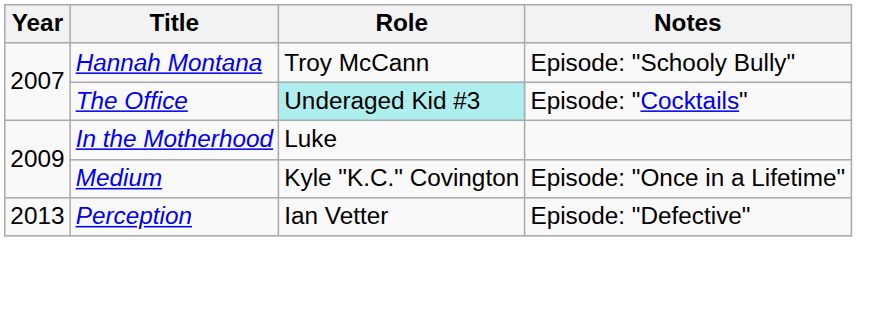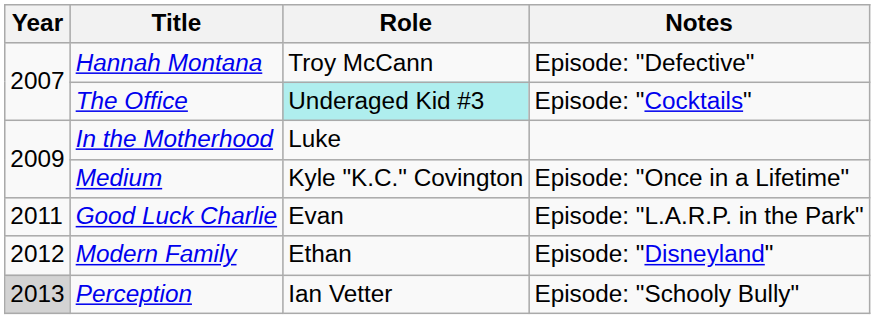(663, 62) Episode: "Schooly Bully" -> (644, 62) Episode: "Defective"
+ row: (176, 216)
+ row: (156, 255)
(37, 216) no background -> (37, 293) lightgrey background
(640, 216) Episode: "Defective" -> (667, 293) Episode: "Schooly Bully"
